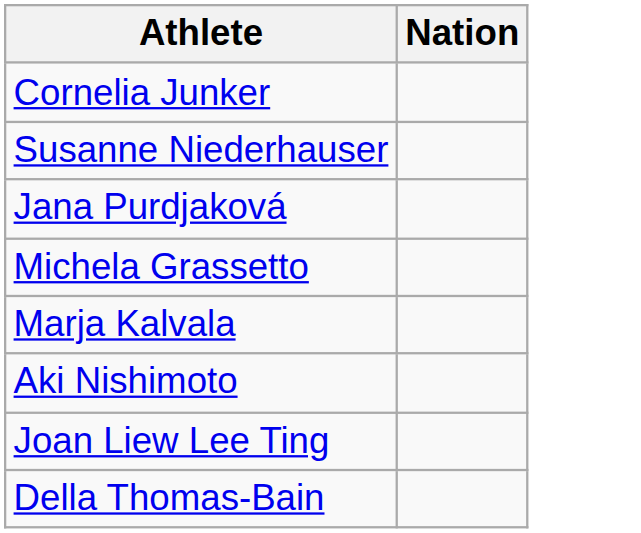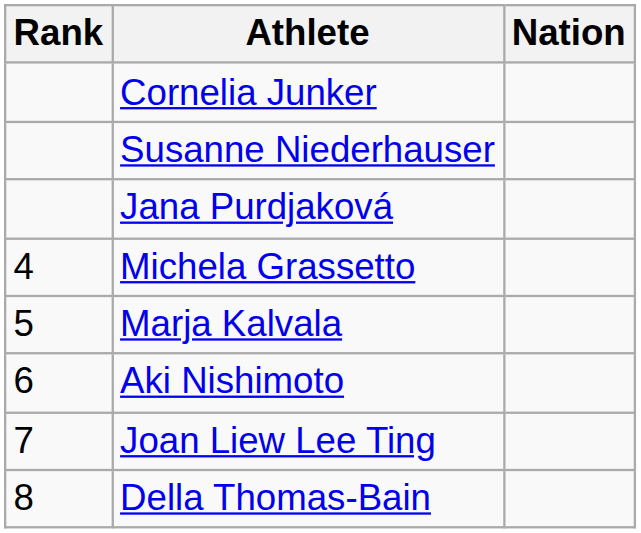+ column: (58, 33)
